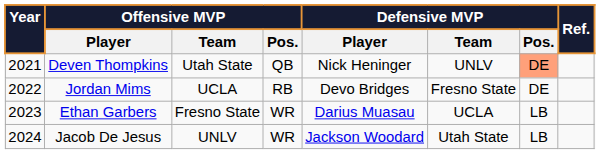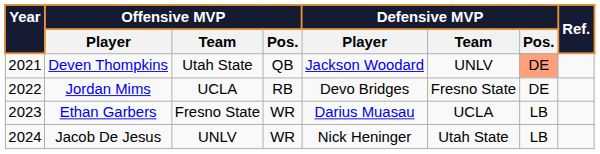(365, 65) Nick Heninger -> (365, 65) Jackson Woodard
(365, 136) Jackson Woodard -> (365, 136) Nick Heninger
